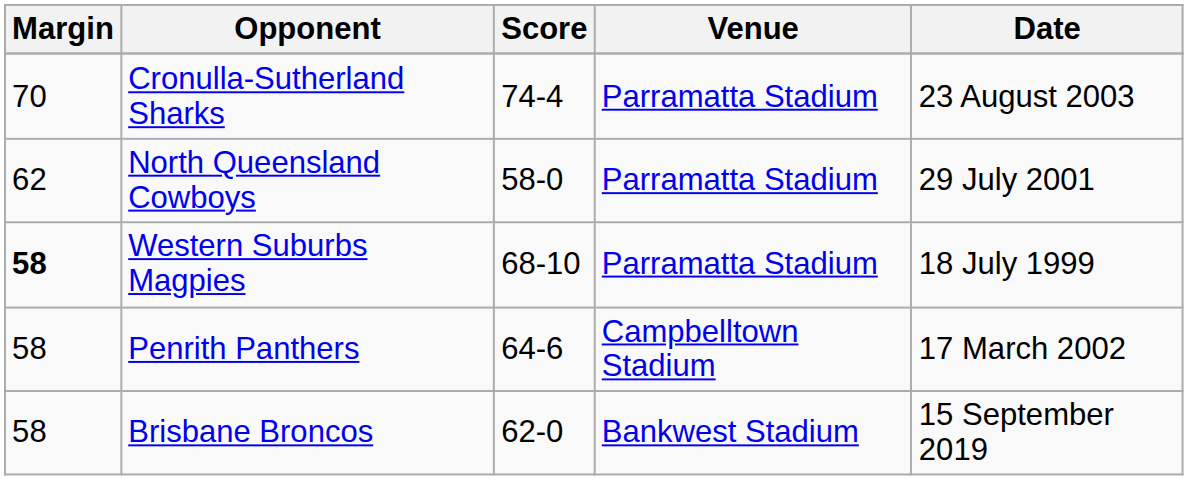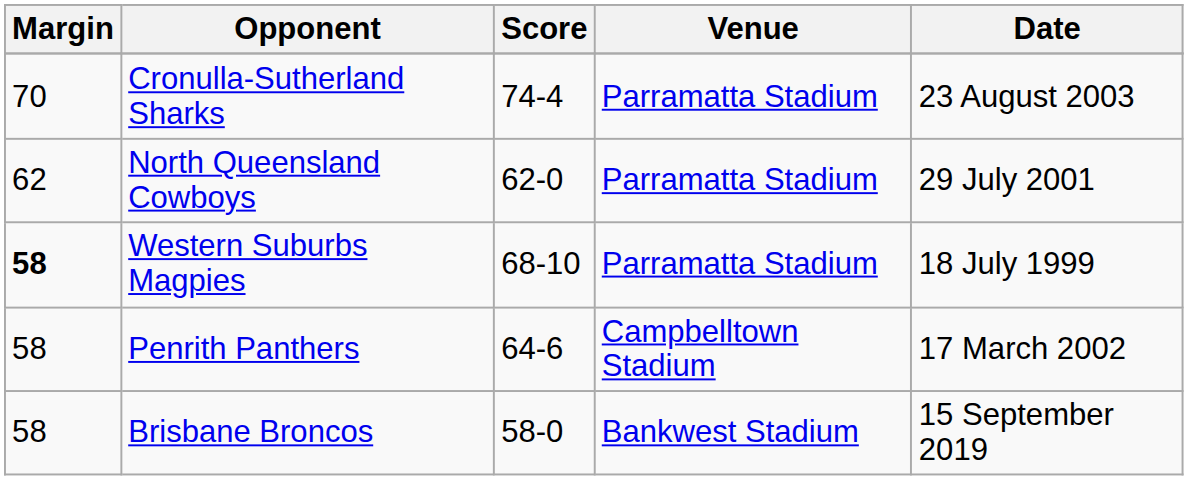(532, 179) 58-0 -> (532, 179) 62-0
(532, 432) 62-0 -> (532, 432) 58-0
